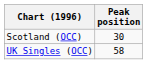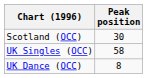+ row: (44, 66)
